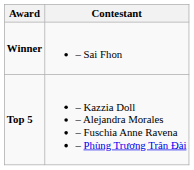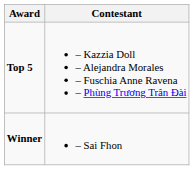rows swapped: (24, 48) <-> (20, 119)
